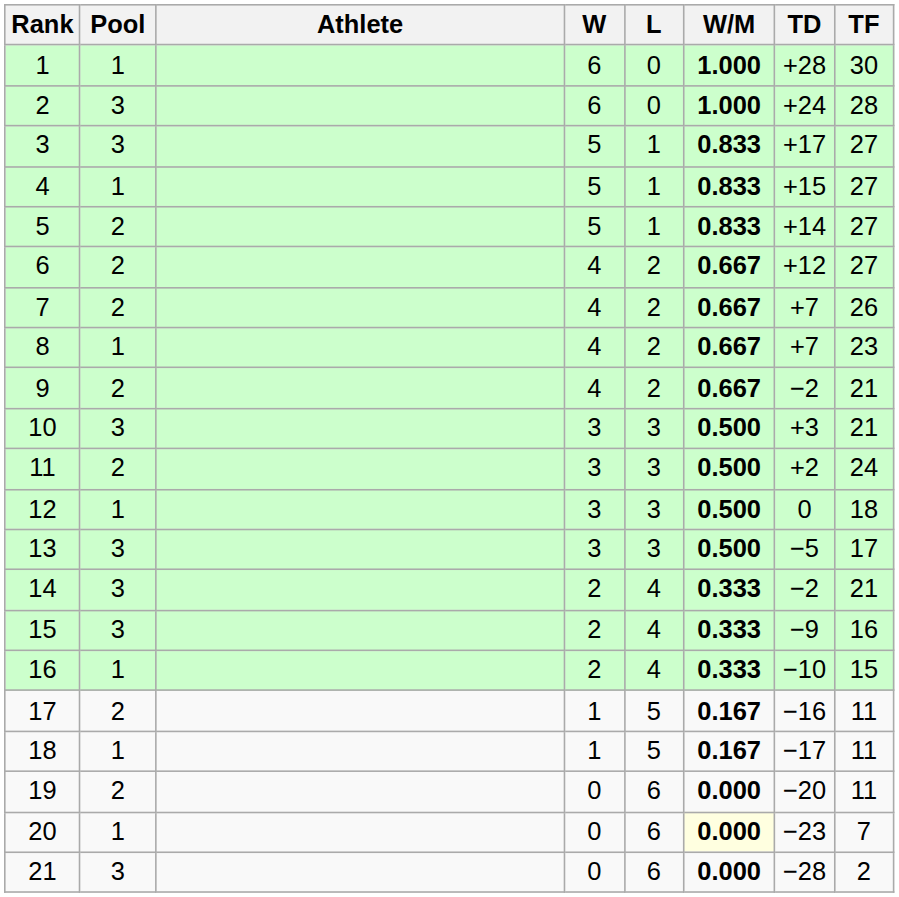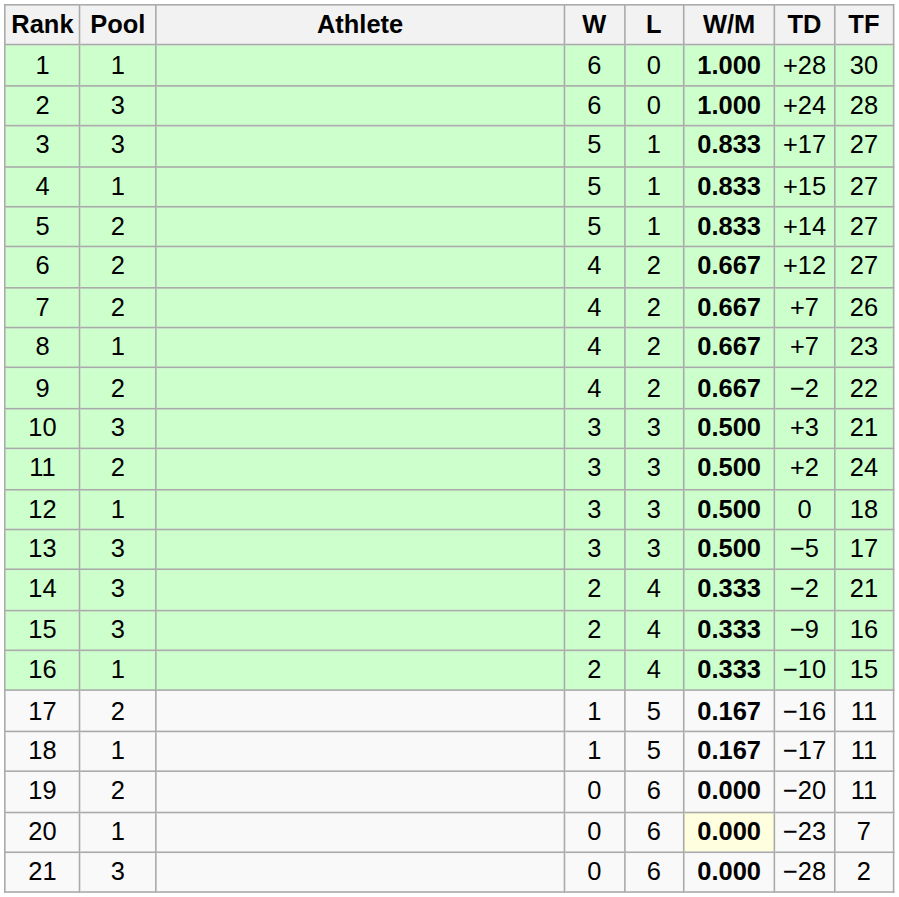(864, 387) 21 -> (864, 387) 22
